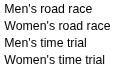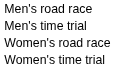rows swapped: (57, 26) <-> (46, 43)
